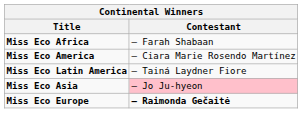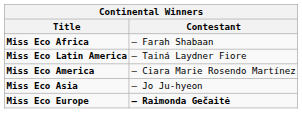rows swapped: (50, 56) <-> (67, 71)
(167, 86) pink background -> (167, 86) no background
